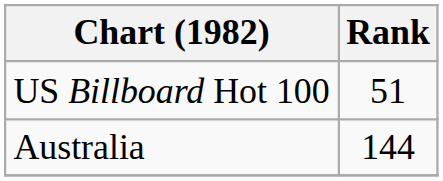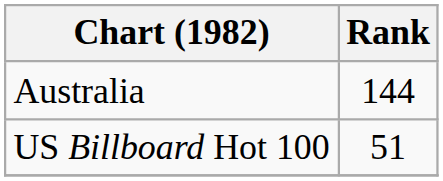rows swapped: (79, 146) <-> (172, 89)
